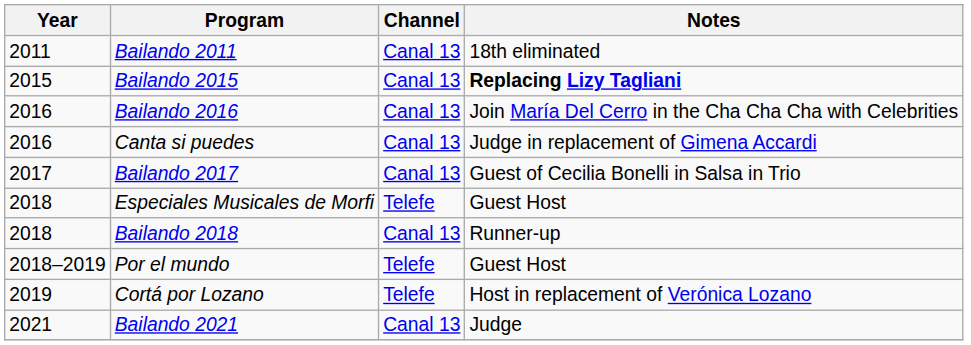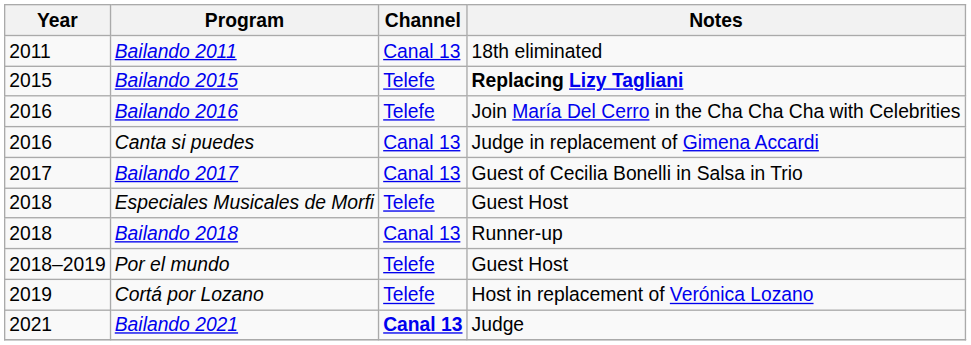(422, 81) Canal 13 -> (409, 81) Telefe
(422, 112) Canal 13 -> (409, 112) Telefe
(422, 325) normal -> (423, 325) bold
